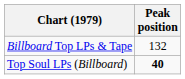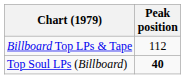(158, 45) 132 -> (158, 45) 112
